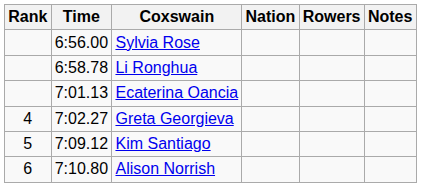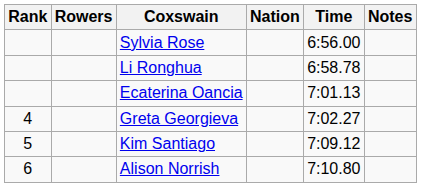columns swapped: (332, 17) <-> (81, 17)
